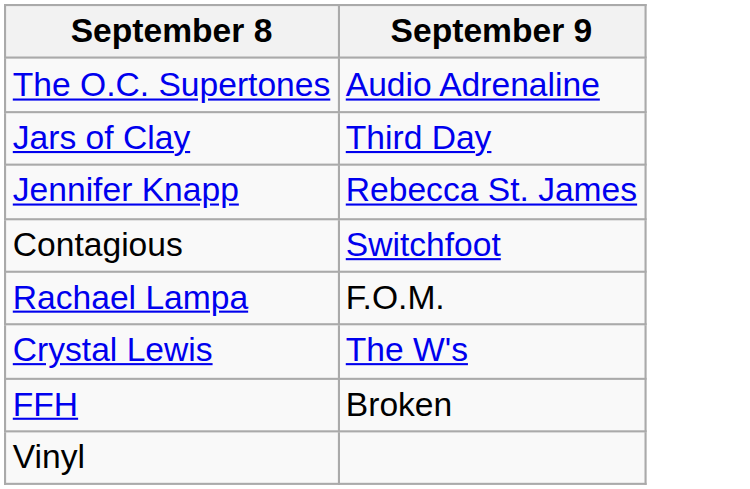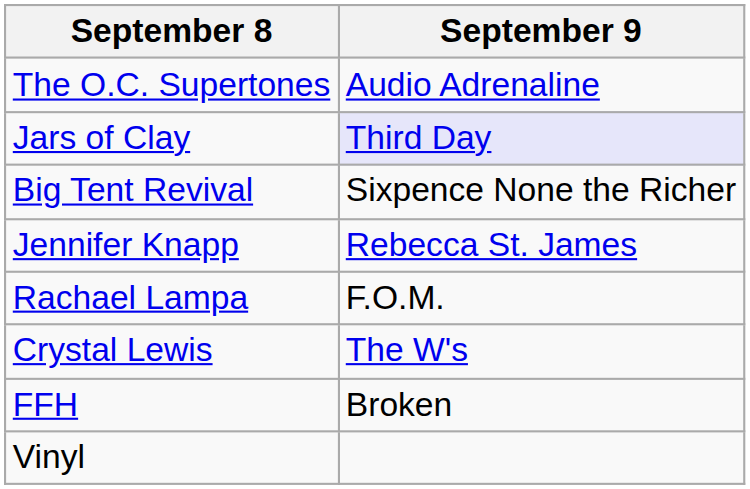(419, 137) no background -> (419, 137) lavender background
+ row: (133, 191)
- row: (98, 244)
